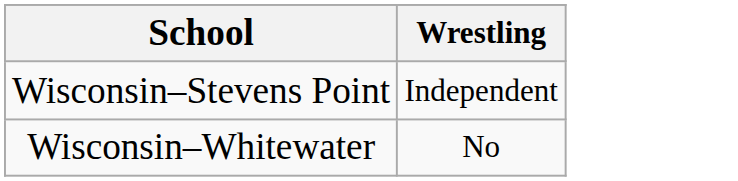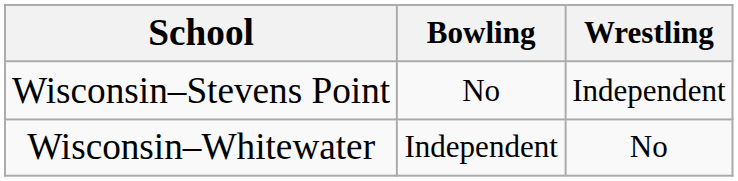+ column: (481, 32)
